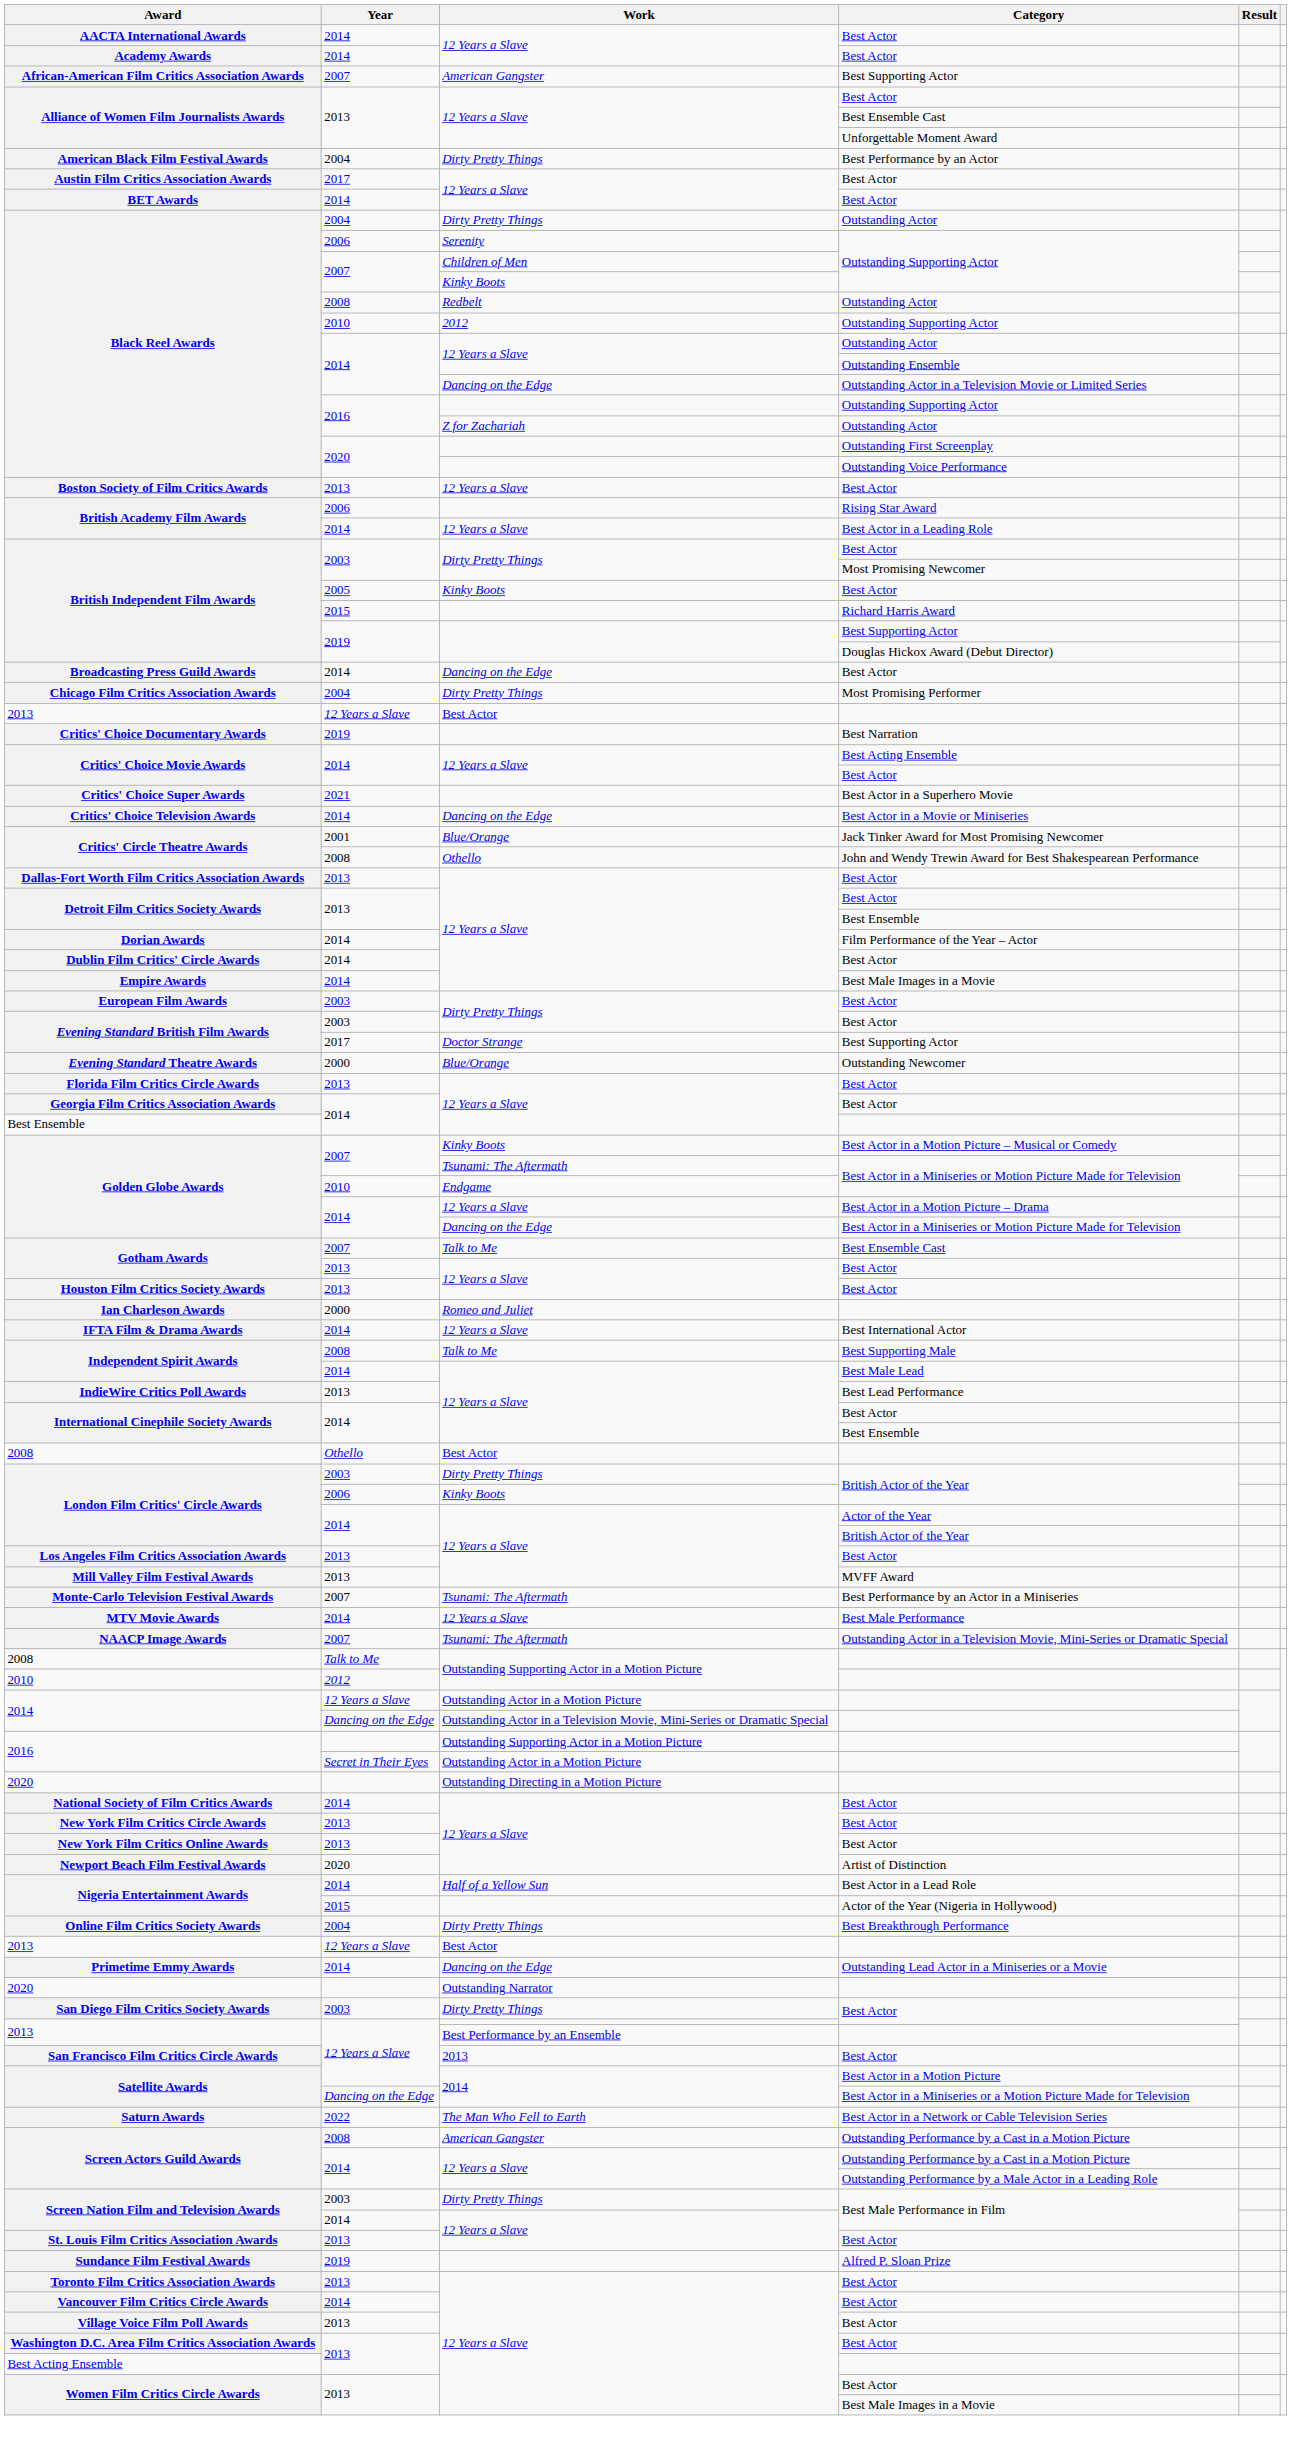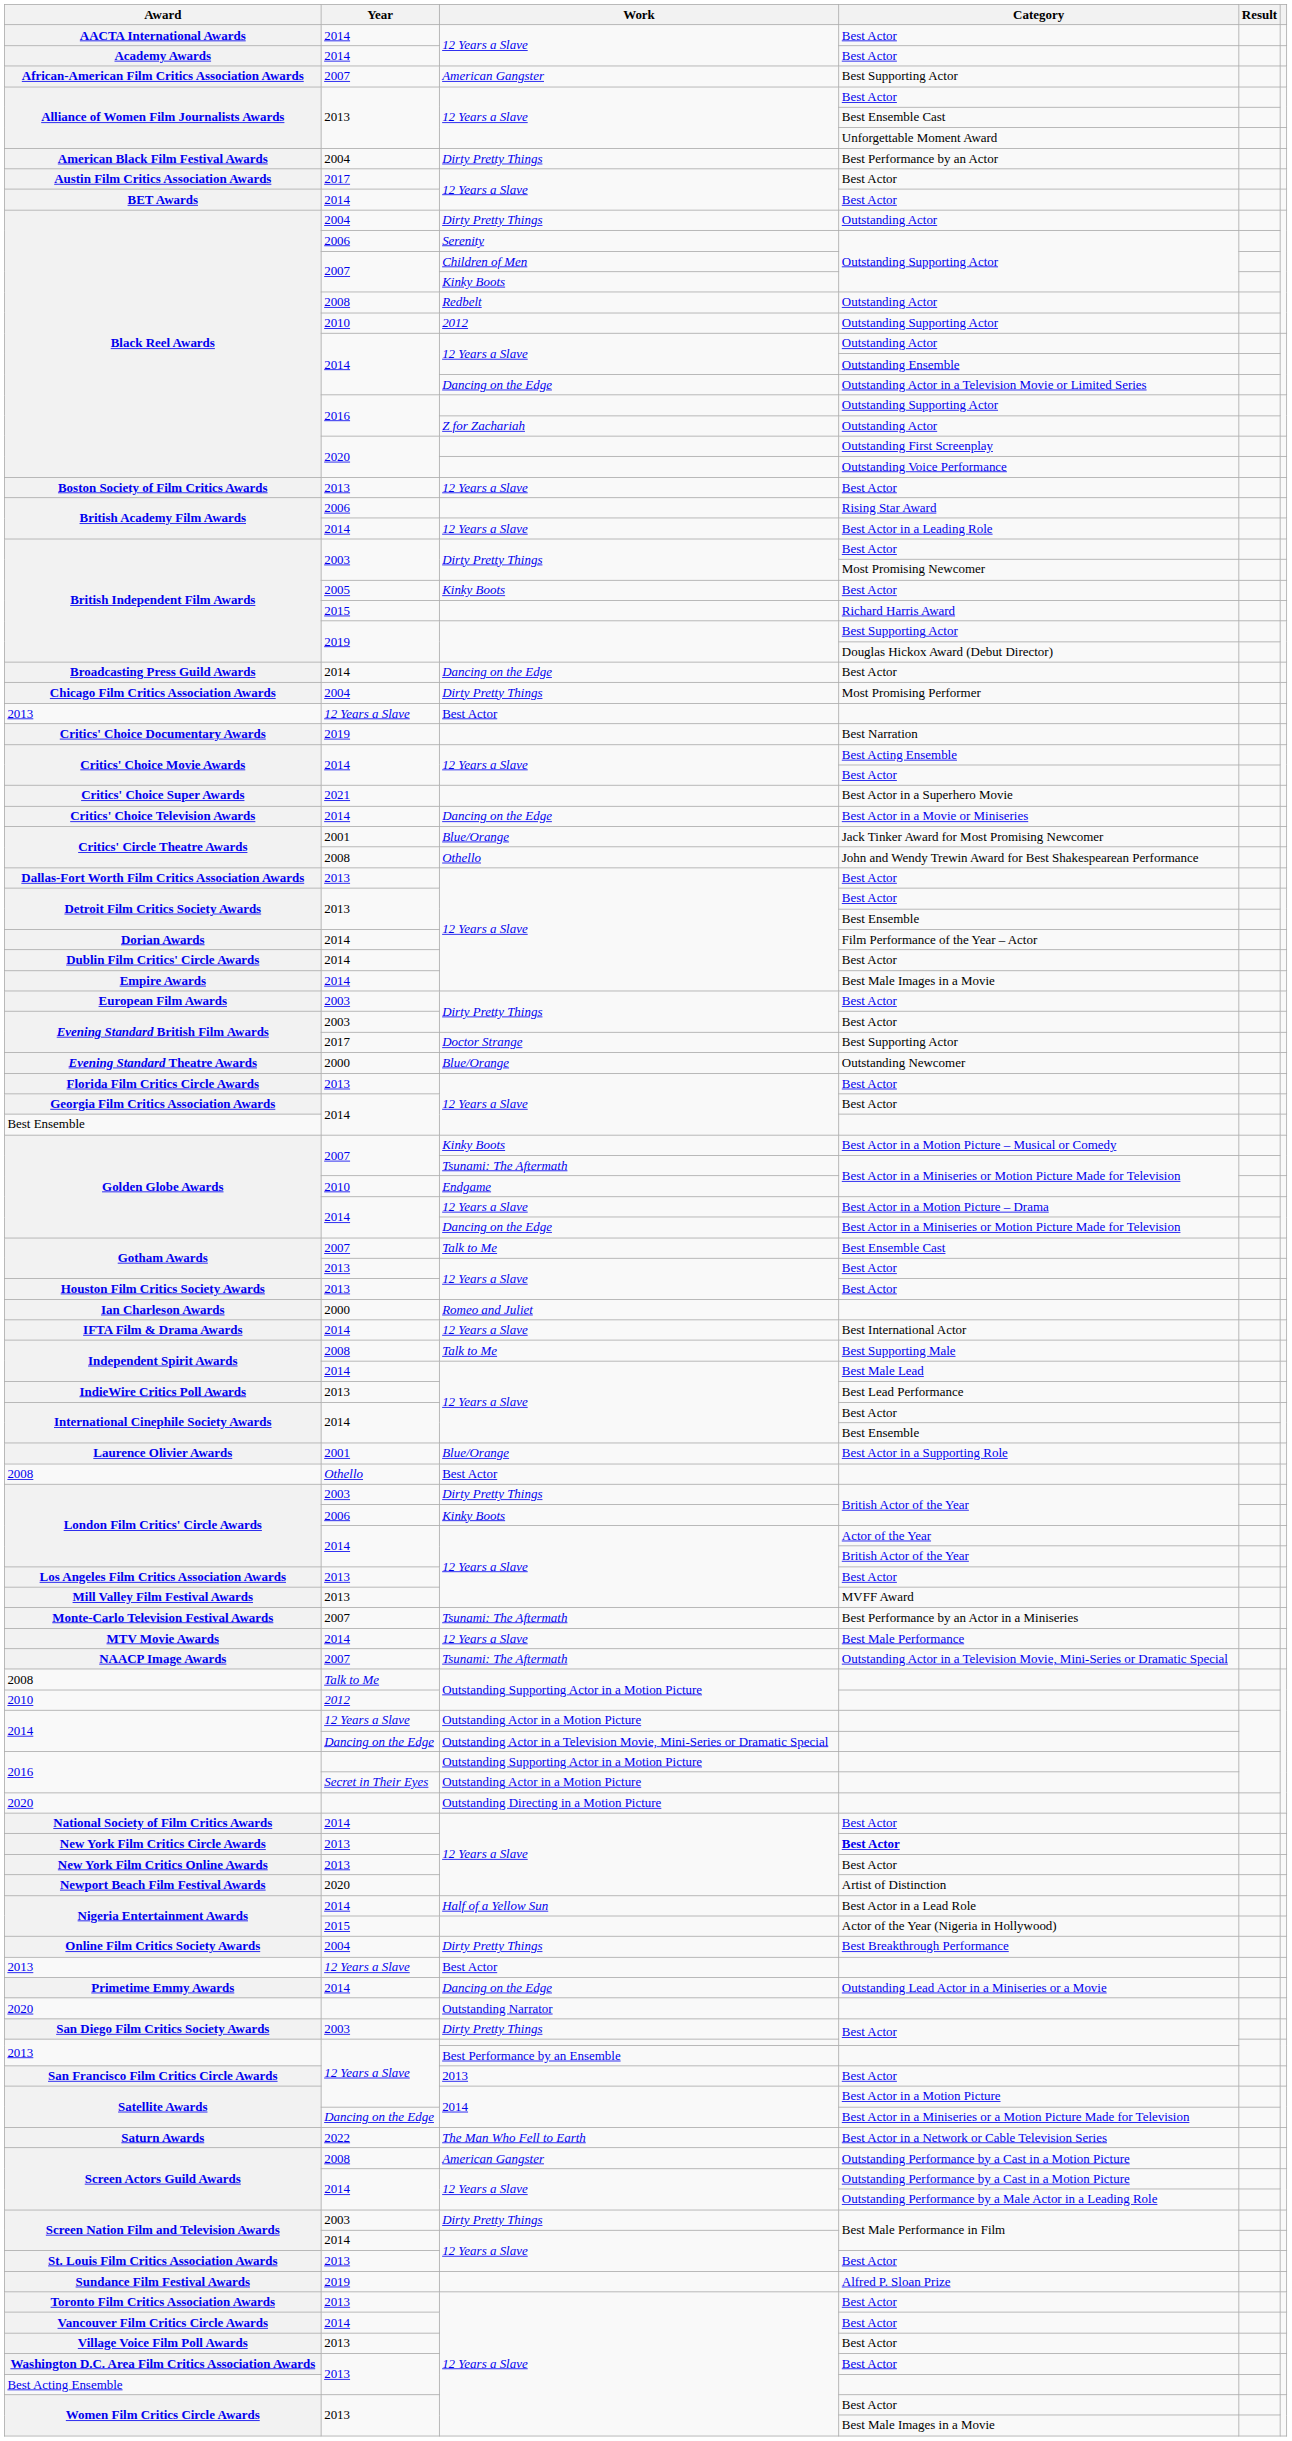+ row: (163, 1453)
(869, 1823) normal -> (871, 1844) bold
